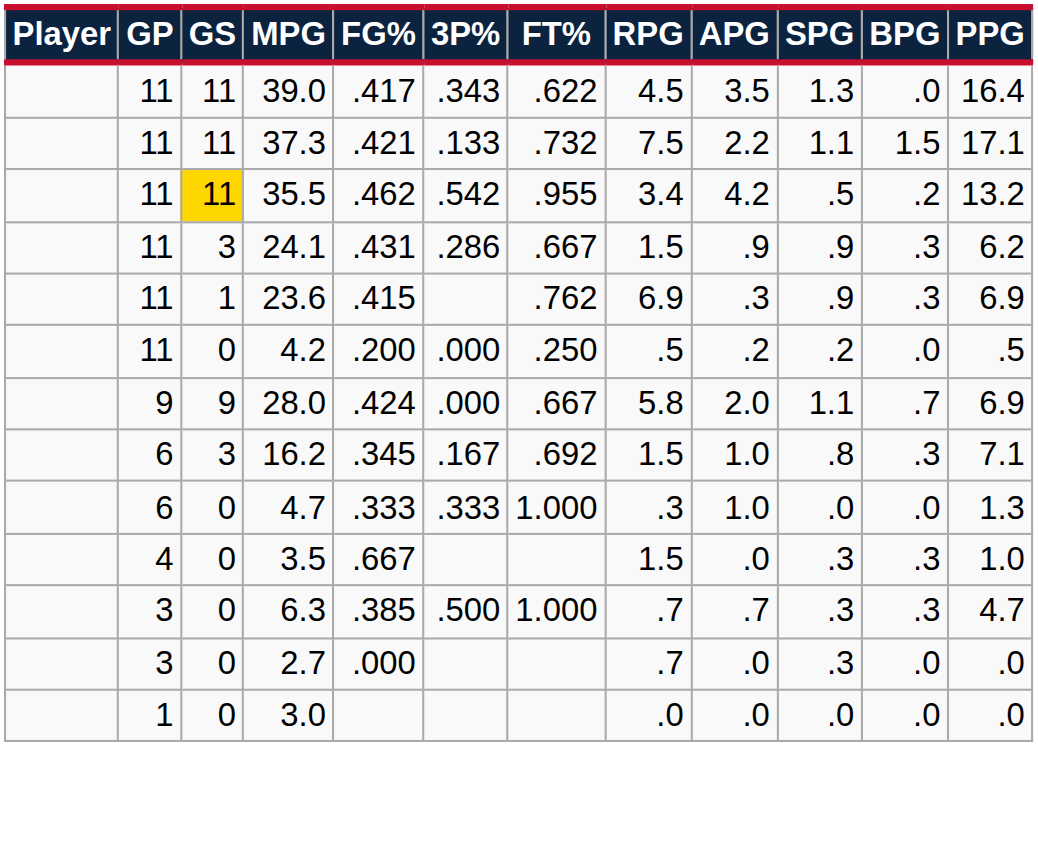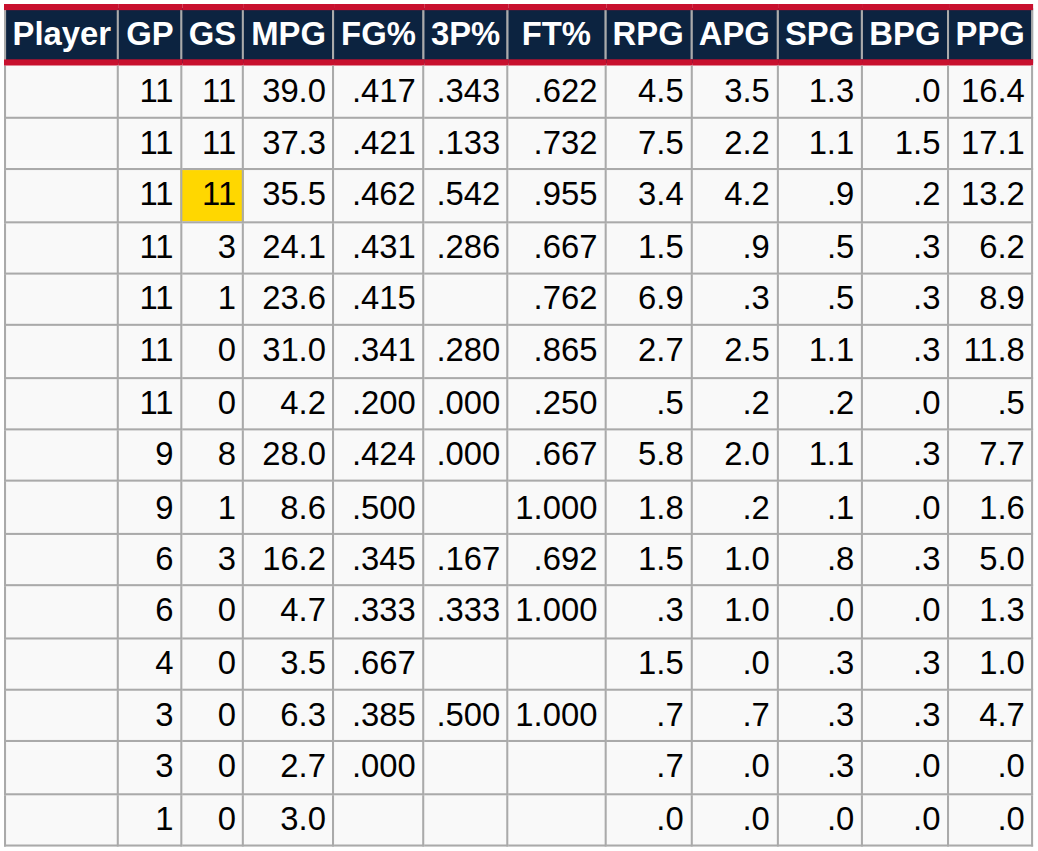(841, 194) .5 -> (841, 194) .9
(841, 246) .9 -> (841, 246) .5
(841, 298) .9 -> (841, 298) .5
(1002, 298) 6.9 -> (1002, 298) 8.9
+ row: (294, 350)
(227, 402) 9 -> (227, 454) 8
(927, 402) .7 -> (927, 454) .3
(1002, 402) 6.9 -> (1002, 454) 7.7
+ row: (303, 506)
(1002, 454) 7.1 -> (1002, 558) 5.0
